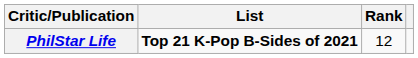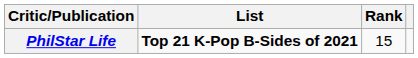(384, 41) 12 -> (384, 41) 15
